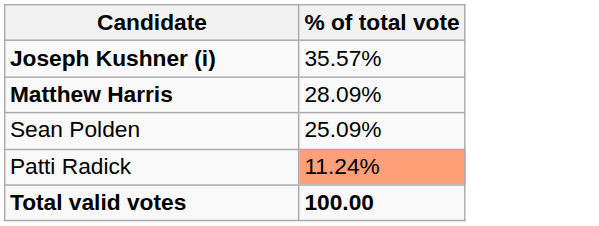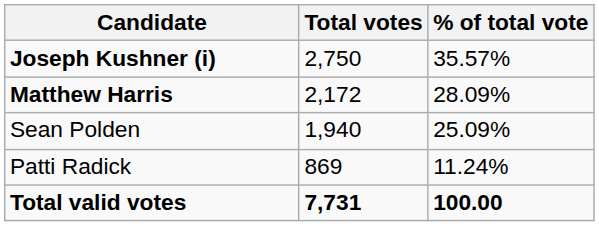+ column: (364, 22)
(342, 166) lightsalmon background -> (471, 166) no background
